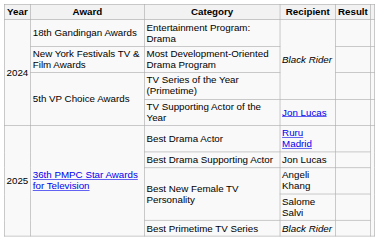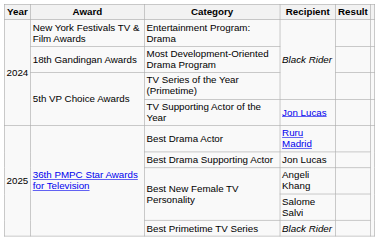(85, 33) 18th Gandingan Awards -> (86, 33) New York Festivals TV & Film Awards
(86, 59) New York Festivals TV & Film Awards -> (85, 59) 18th Gandingan Awards
